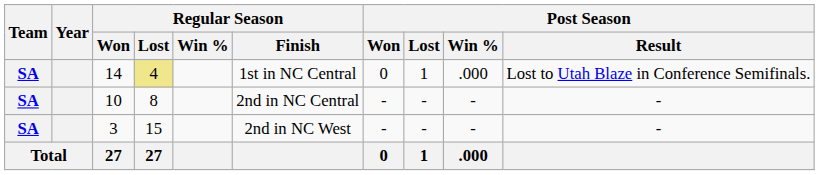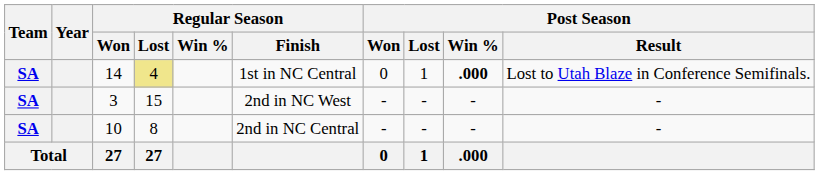(473, 73) normal -> (473, 73) bold
rows swapped: (113, 101) <-> (113, 128)
